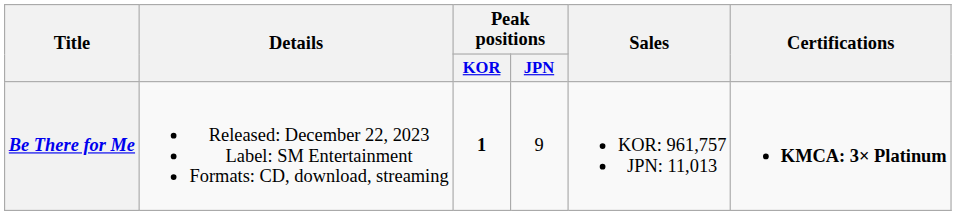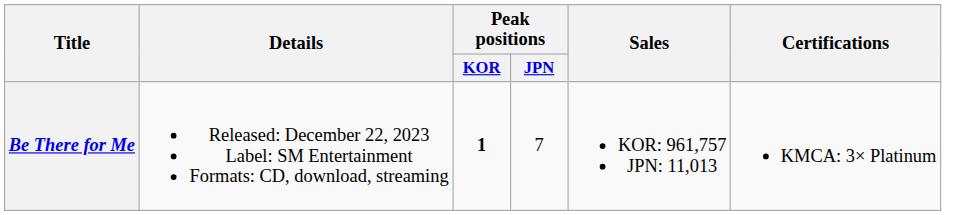(539, 145) 9 -> (539, 145) 7
(841, 156) bold -> (836, 156) normal
